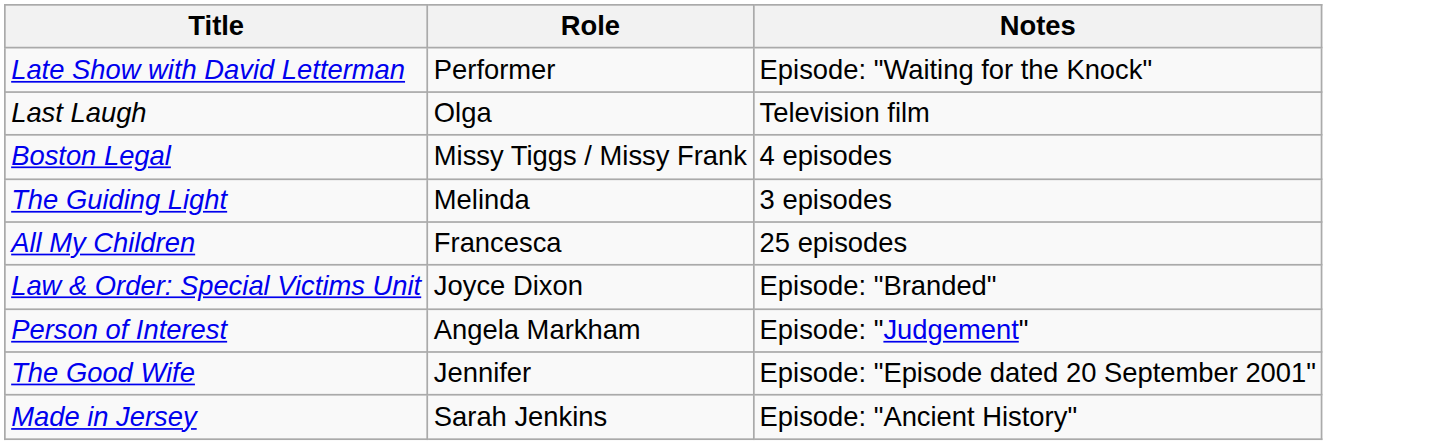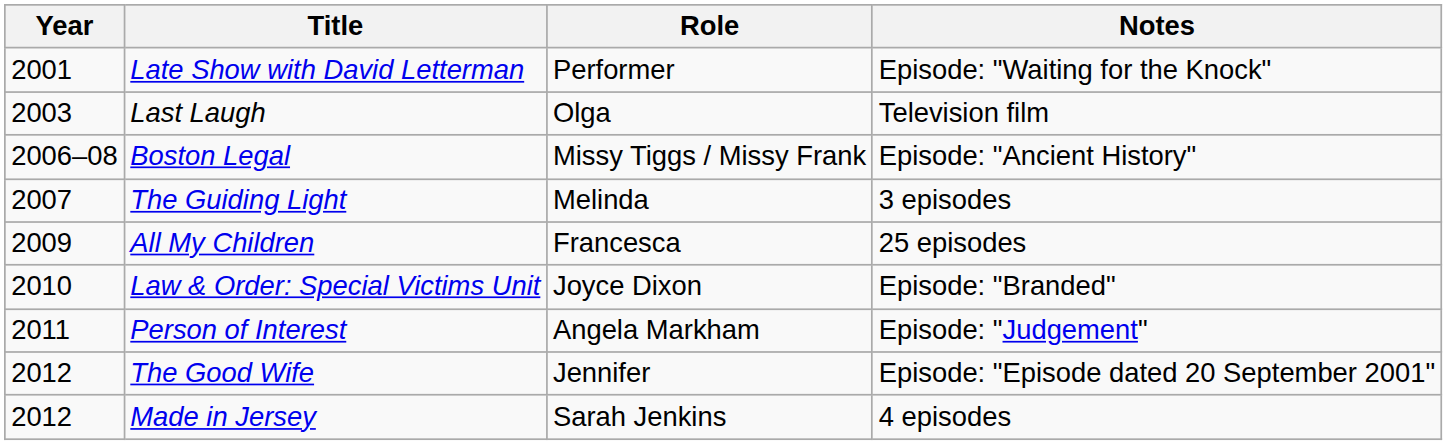+ column: (64, 26)
(826, 156) 4 episodes -> (1037, 156) Episode: "Ancient History"
(918, 416) Episode: "Ancient History" -> (945, 416) 4 episodes
